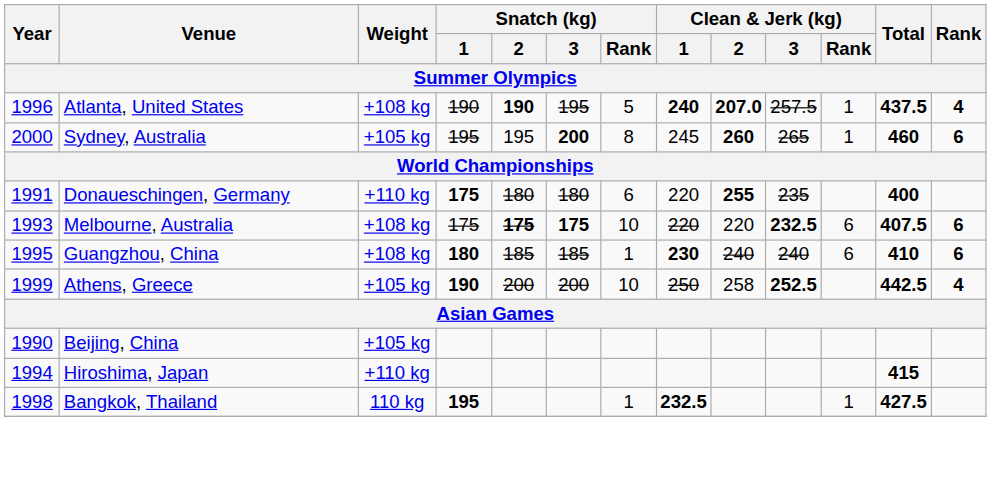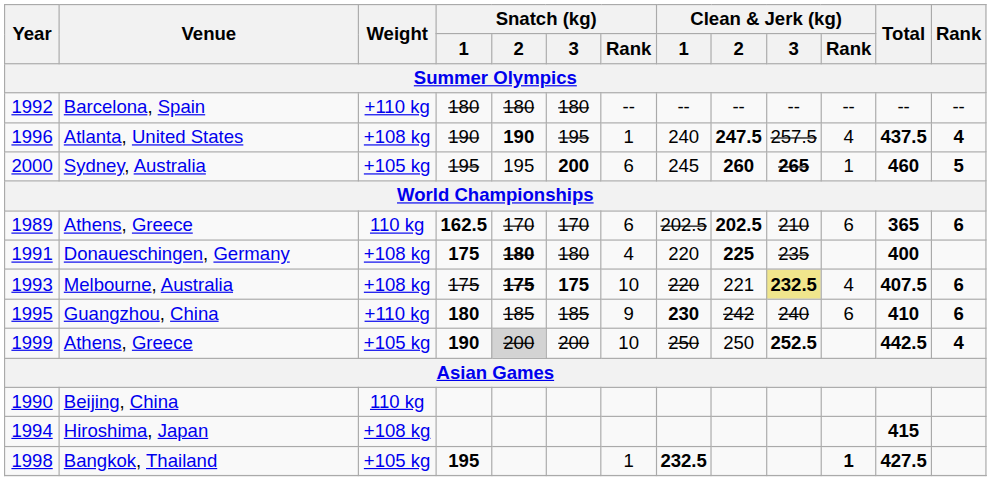+ row: (32, 107)
(629, 107) 5 -> (629, 136) 1
(684, 107) bold -> (684, 136) normal
(739, 107) 207.0 -> (739, 136) 247.5
(849, 107) 1 -> (849, 136) 4
(629, 136) 8 -> (629, 166) 6
(794, 136) normal -> (794, 166) bold
(959, 136) 6 -> (959, 166) 5
+ row: (32, 225)
(397, 195) +110 kg -> (397, 254) +108 kg
(519, 195) normal -> (519, 254) bold
(629, 195) 6 -> (629, 254) 4
(739, 195) 255 -> (739, 254) 225
(739, 225) 220 -> (739, 284) 221
(794, 225) no background -> (794, 284) khaki background
(849, 225) 6 -> (849, 284) 4
(397, 254) +108 kg -> (397, 313) +110 kg
(629, 254) 1 -> (629, 313) 9
(739, 254) 240 -> (739, 313) 242
(519, 284) no background -> (519, 343) lightgrey background
(739, 284) 258 -> (739, 343) 250
(397, 343) +105 kg -> (397, 401) 110 kg
(397, 372) +110 kg -> (397, 431) +108 kg
(397, 401) 110 kg -> (397, 460) +105 kg
(849, 401) normal -> (849, 460) bold
